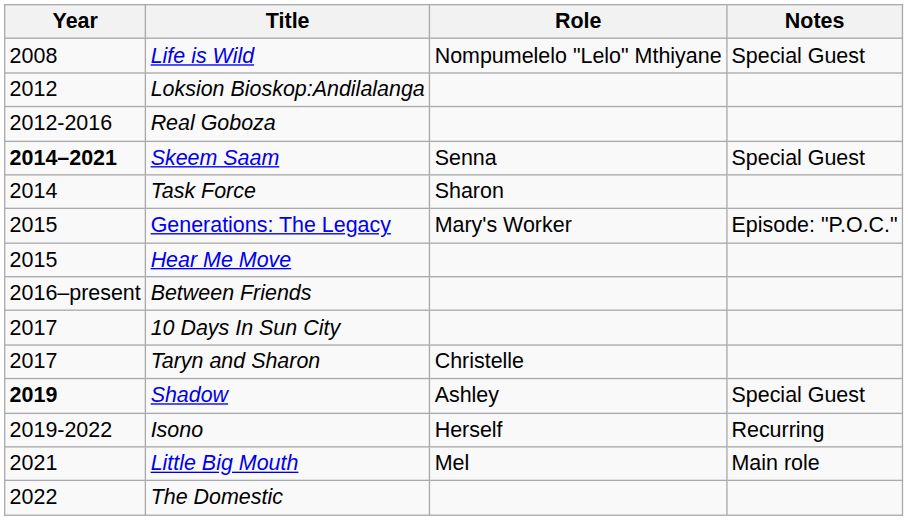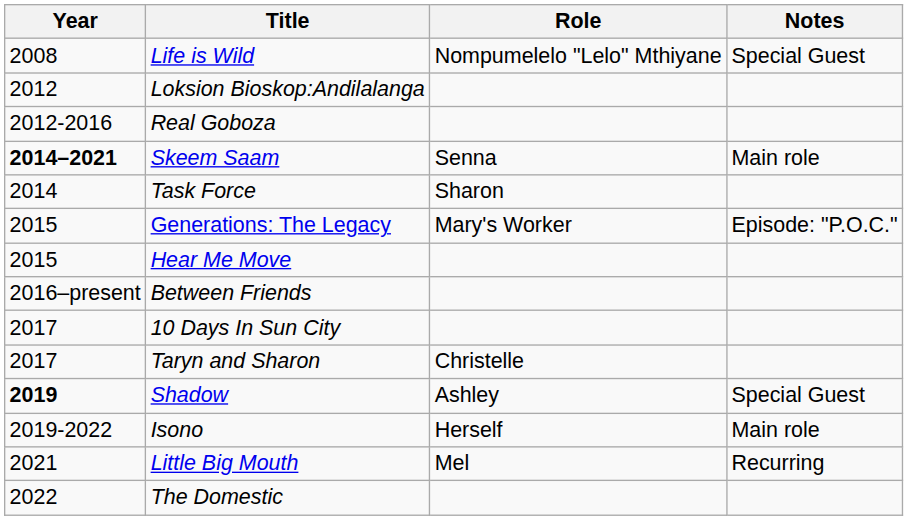(798, 157) Special Guest -> (776, 157) Main role
(778, 429) Recurring -> (776, 429) Main role
(776, 463) Main role -> (778, 463) Recurring
